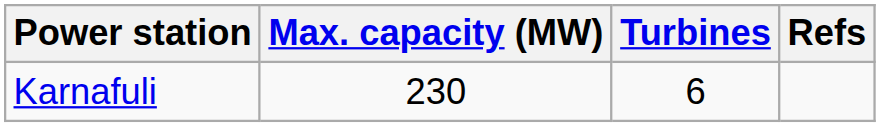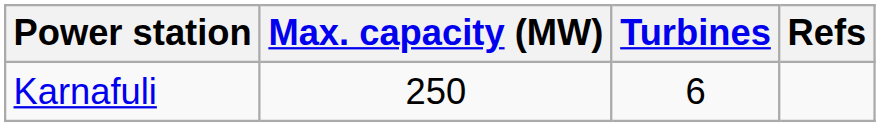(436, 90) 230 -> (436, 90) 250
